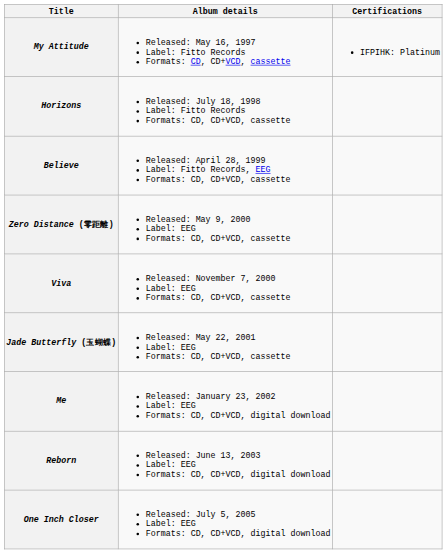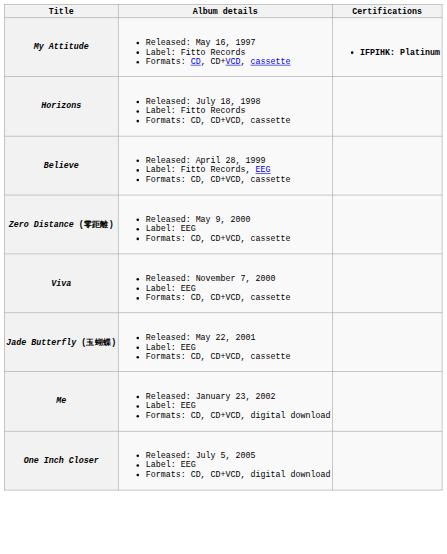(387, 52) normal -> (387, 52) bold
- row: (61, 460)
